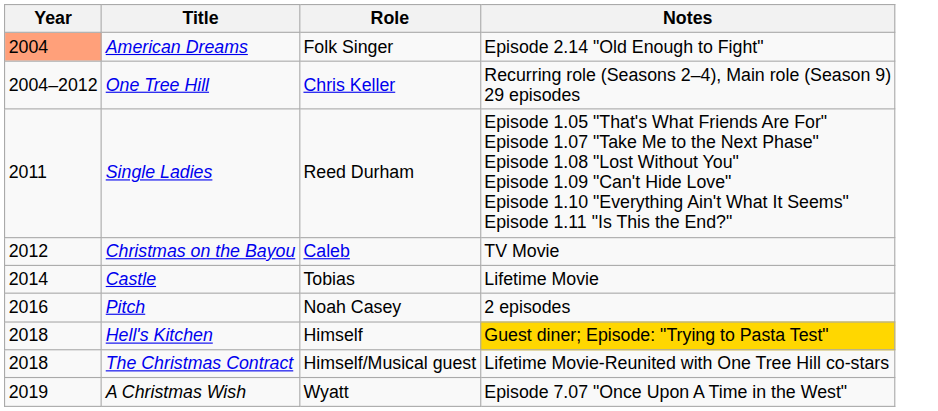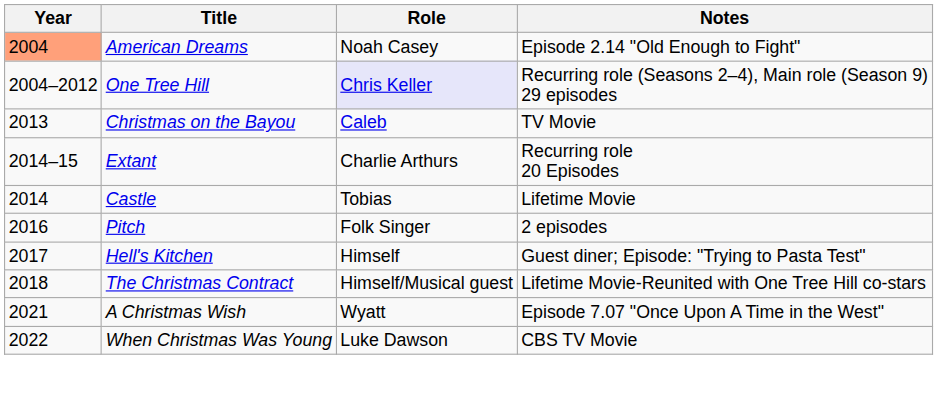(348, 46) Folk Singer -> (389, 46) Noah Casey
(349, 84) no background -> (386, 84) lavender background
- row: (159, 173)
(28, 251) 2012 -> (28, 123) 2013
+ row: (131, 161)
(352, 307) Noah Casey -> (385, 227) Folk Singer
(28, 335) 2018 -> (28, 255) 2017
(657, 335) gold background -> (693, 255) no background
(28, 391) 2019 -> (28, 312) 2021
+ row: (219, 340)
